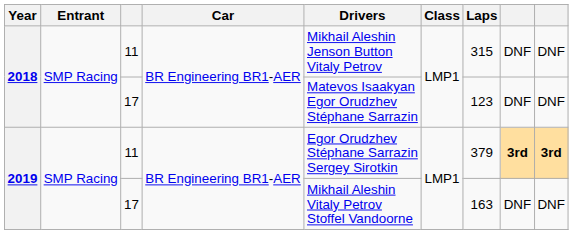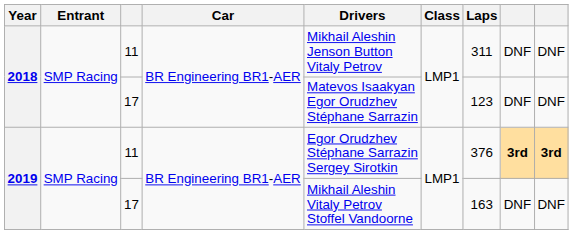(482, 51) 315 -> (482, 51) 311
(482, 153) 379 -> (482, 153) 376
